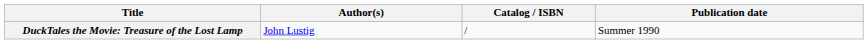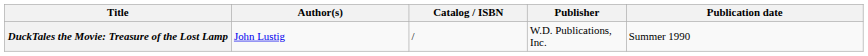+ column: (577, 13)
